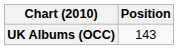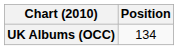(146, 34) 143 -> (146, 34) 134
